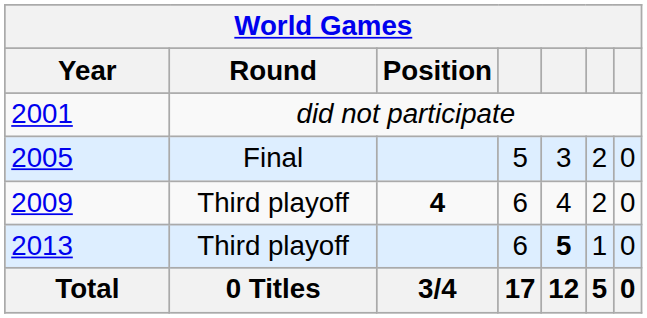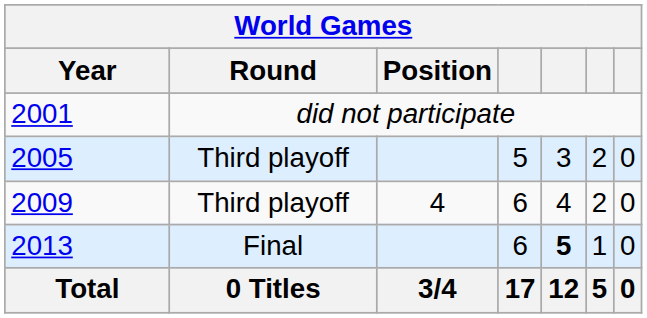(273, 158) Final -> (273, 158) Third playoff
(437, 202) bold -> (437, 202) normal
(273, 245) Third playoff -> (273, 245) Final
